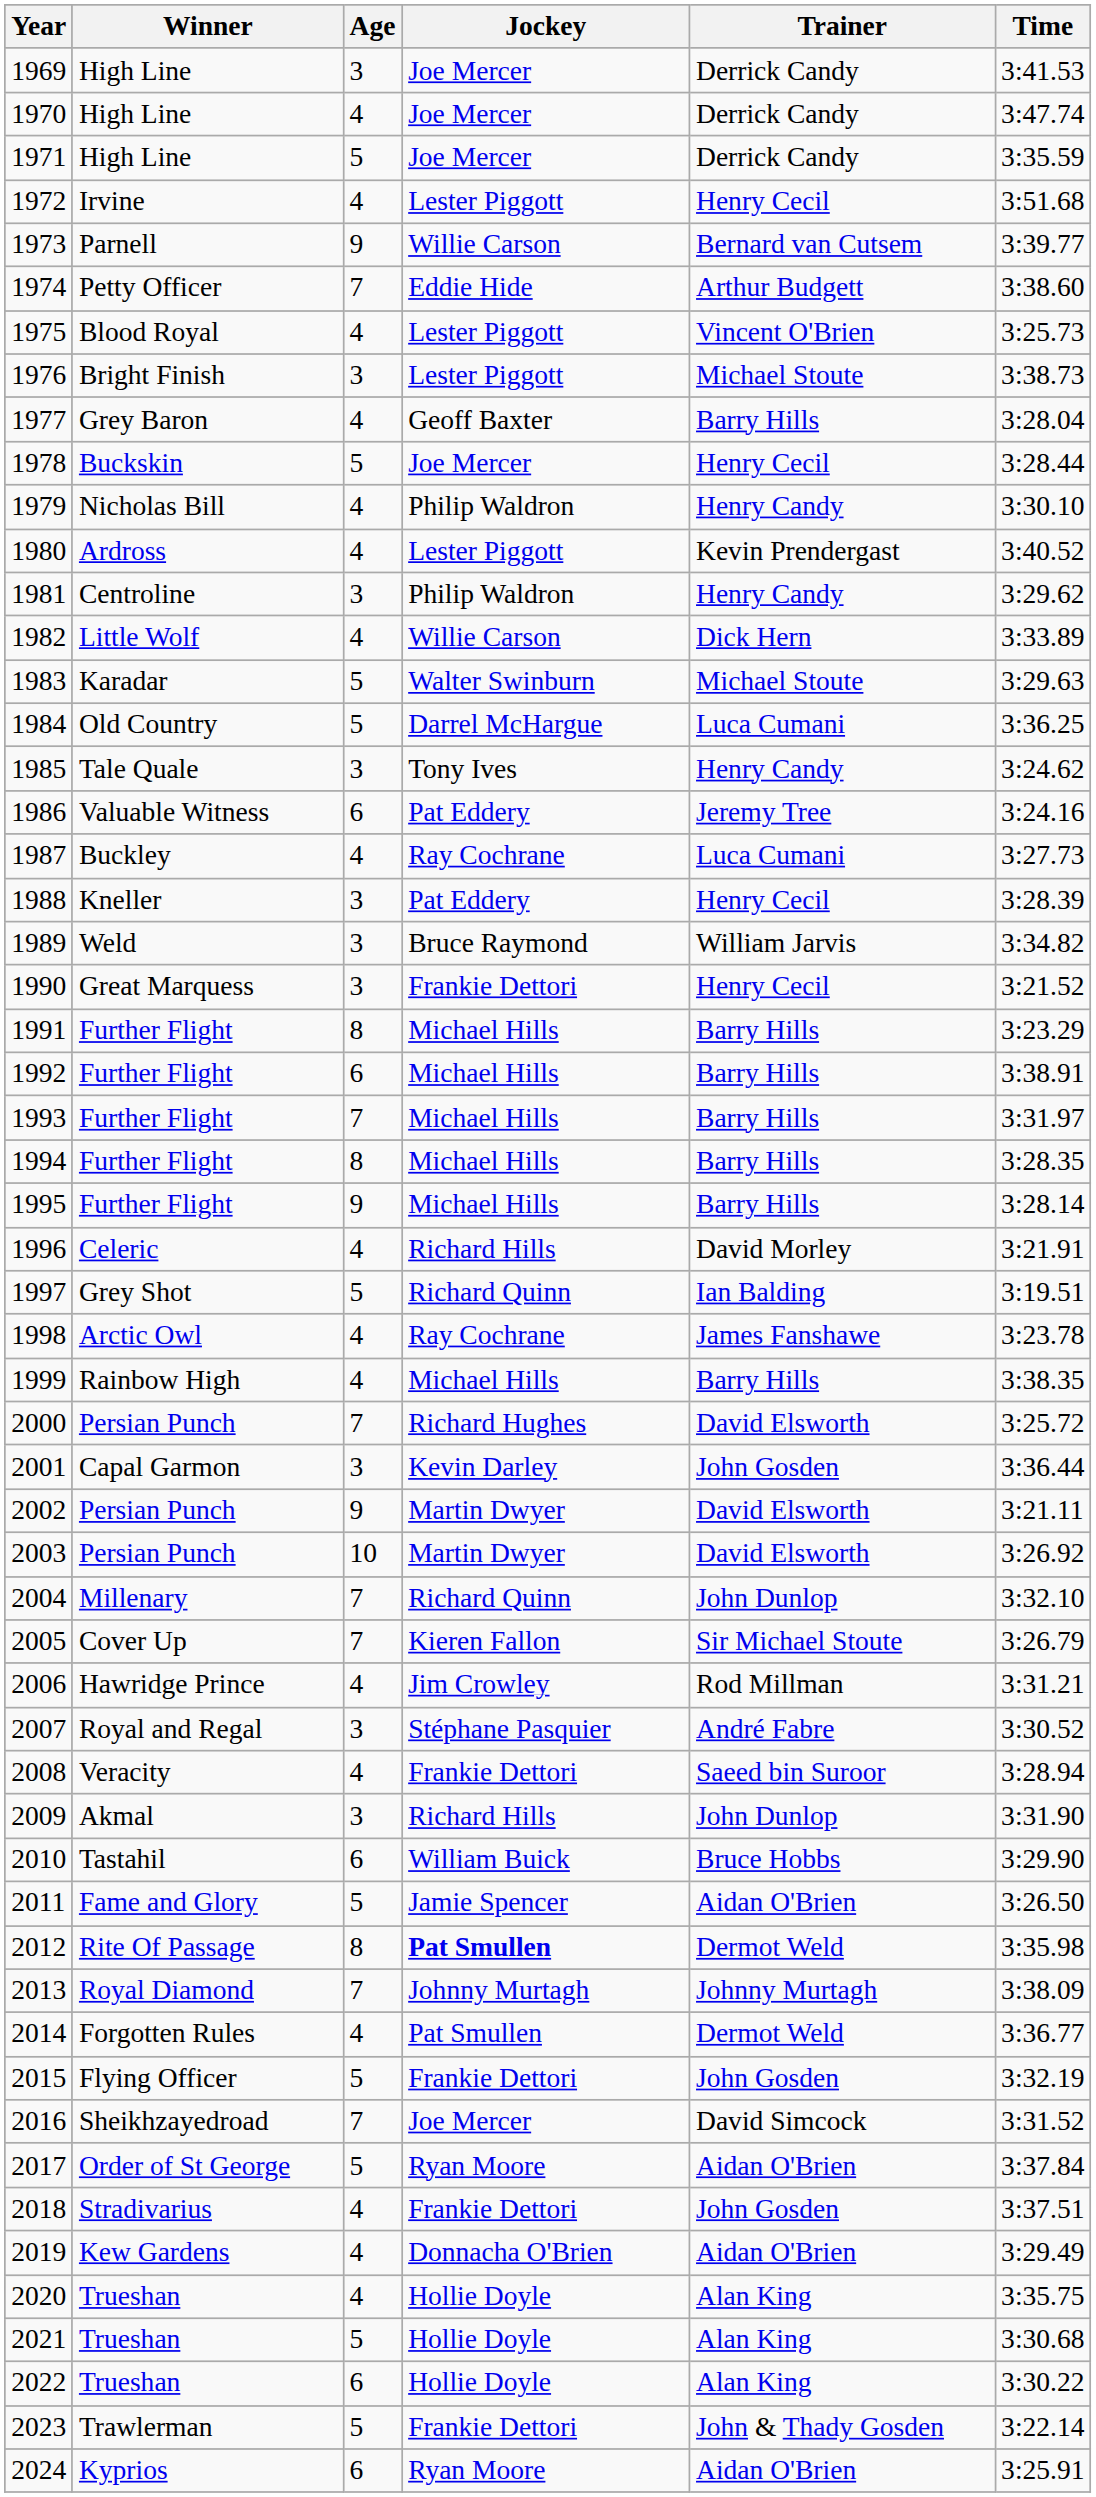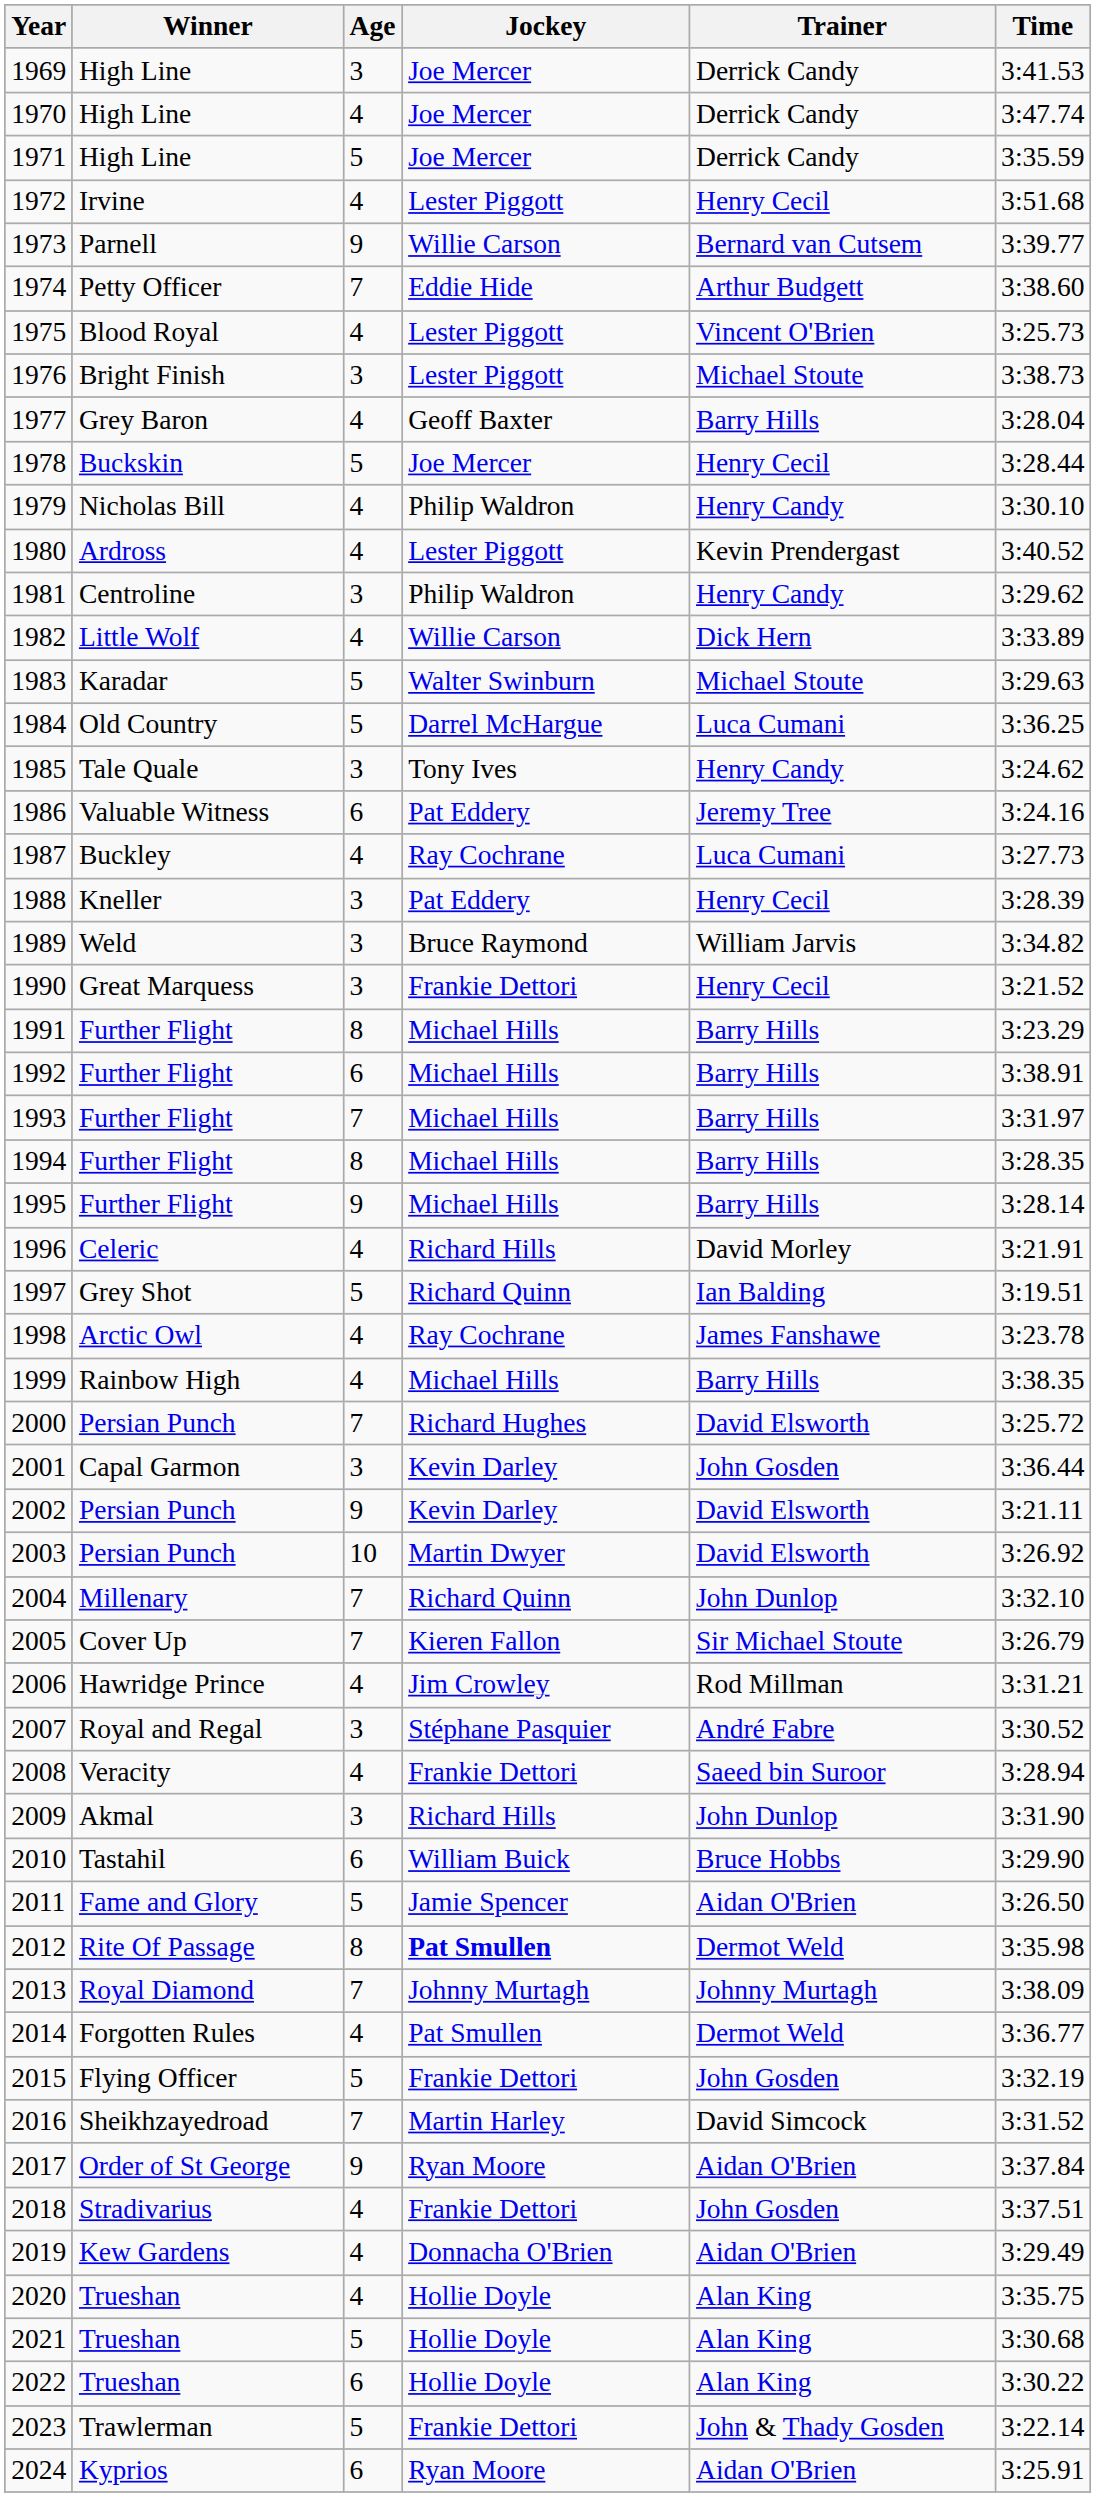(486, 1510) Martin Dwyer -> (483, 1510) Kevin Darley
(470, 2121) Joe Mercer -> (486, 2121) Martin Harley
(356, 2164) 5 -> (356, 2164) 9
